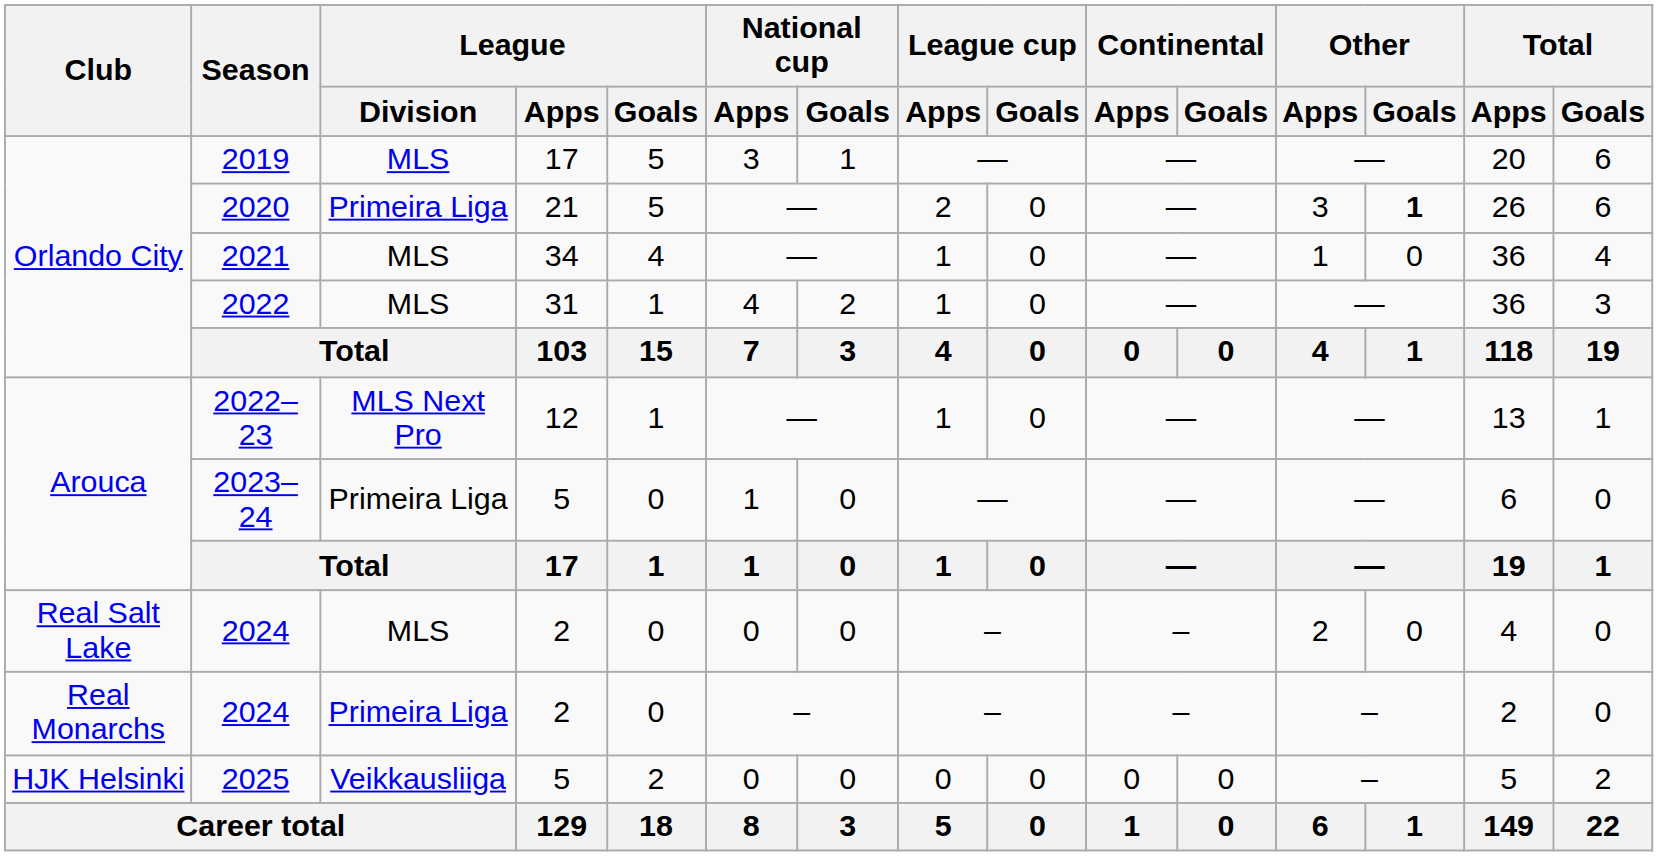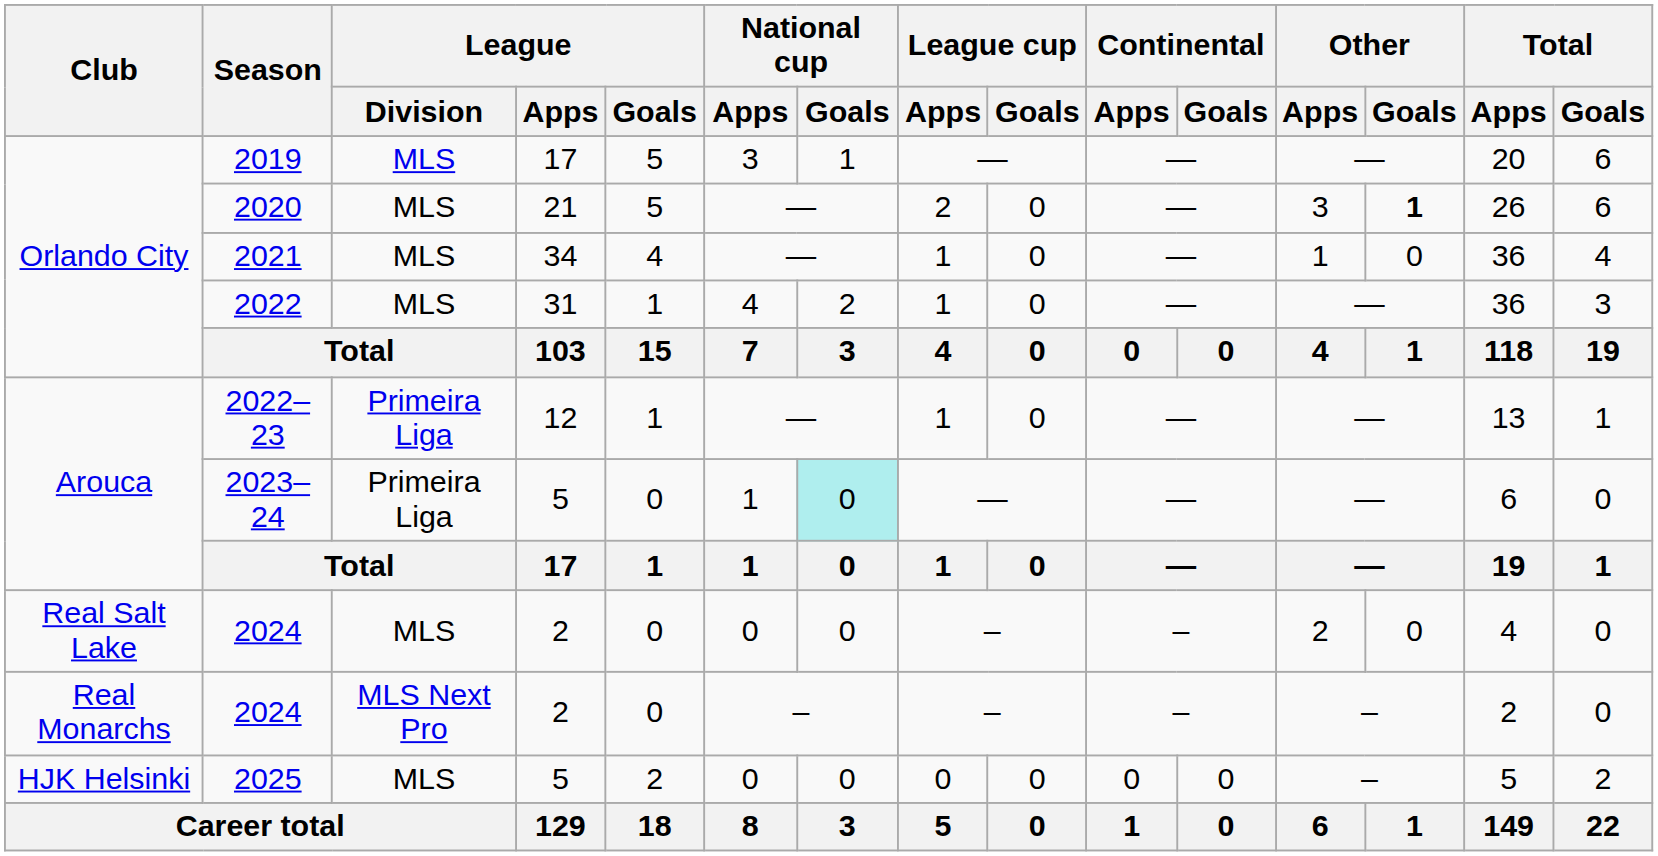(418, 207) Primeira Liga -> (424, 207) MLS
(418, 417) MLS Next Pro -> (424, 417) Primeira Liga
(848, 499) no background -> (847, 499) paleturquoise background
(418, 712) Primeira Liga -> (424, 712) MLS Next Pro
(418, 778) Veikkausliiga -> (424, 778) MLS
